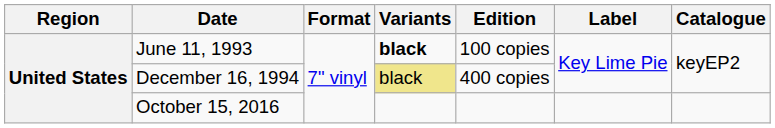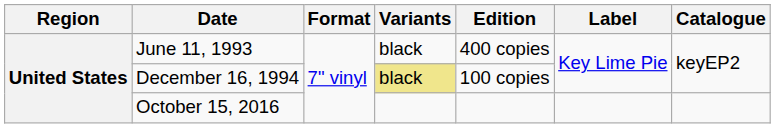(403, 48) bold -> (401, 48) normal
(505, 48) 100 copies -> (505, 48) 400 copies
(505, 78) 400 copies -> (505, 78) 100 copies
